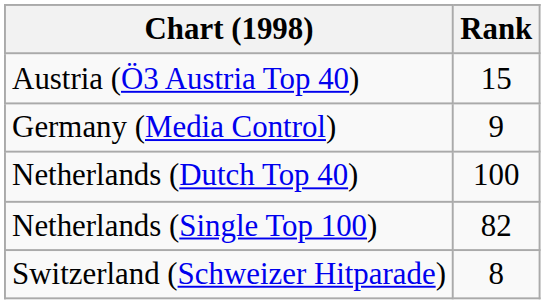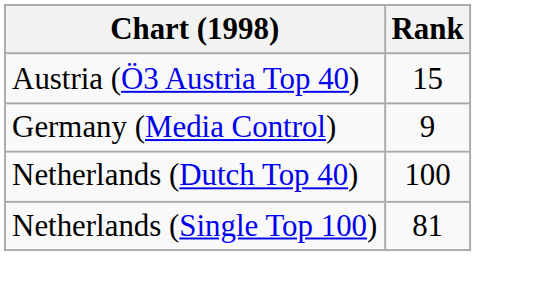(496, 224) 82 -> (428, 224) 81
- row: (229, 273)
